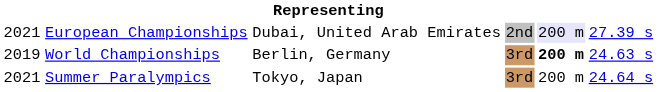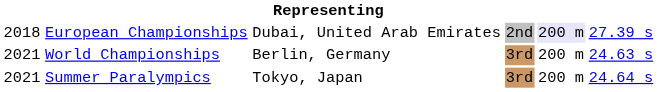(22, 33) 2021 -> (22, 33) 2018
(22, 55) 2019 -> (22, 55) 2021
(561, 55) bold -> (561, 55) normal
